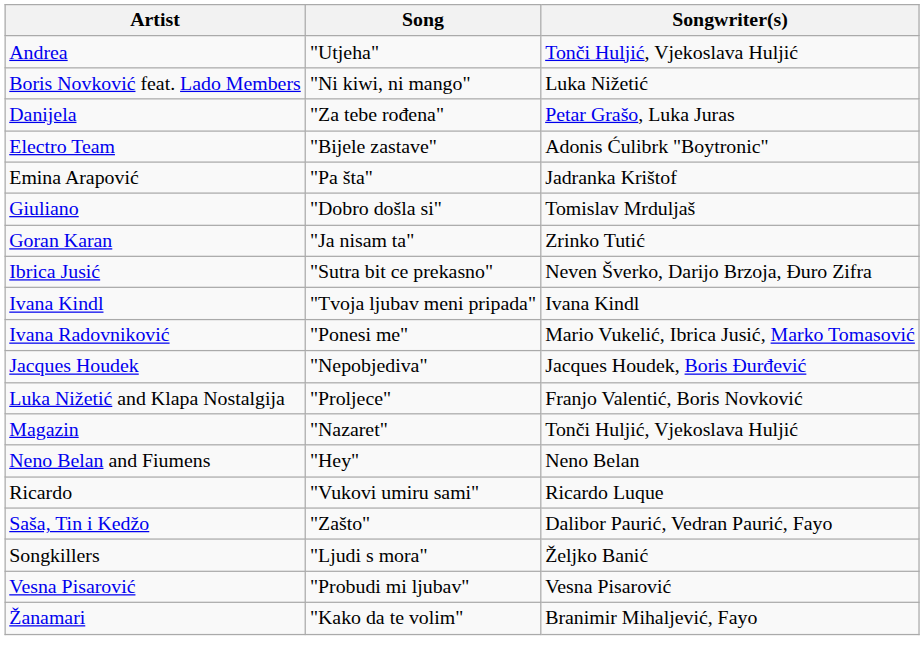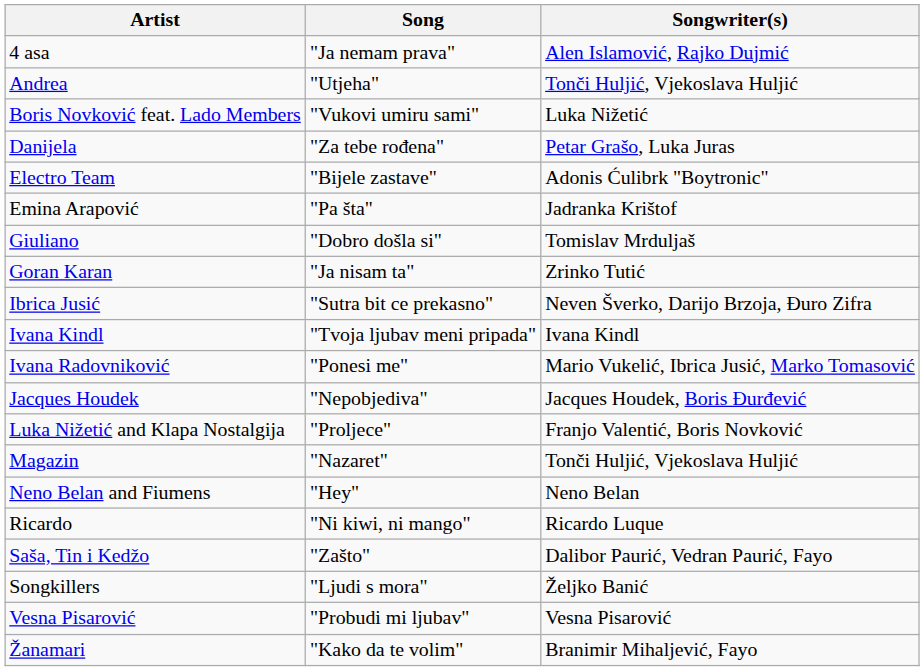+ row: (29, 51)
(390, 83) "Ni kiwi, ni mango" -> (395, 114) "Vukovi umiru sami"
(395, 492) "Vukovi umiru sami" -> (390, 523) "Ni kiwi, ni mango"
